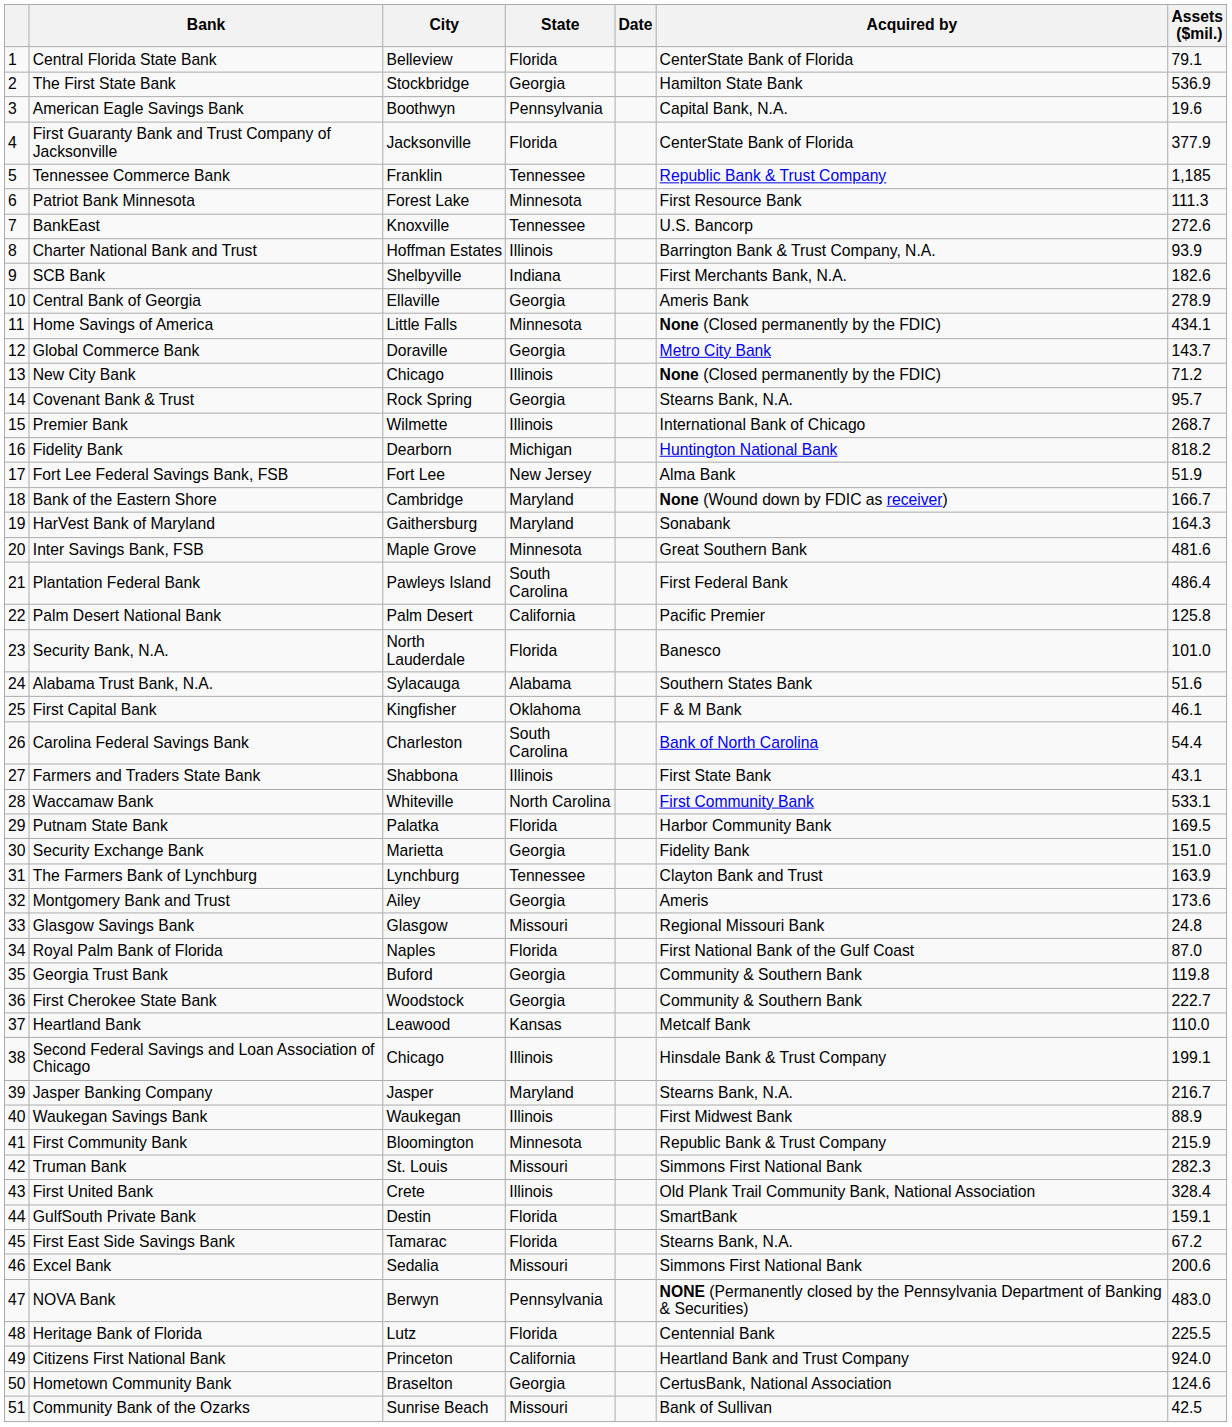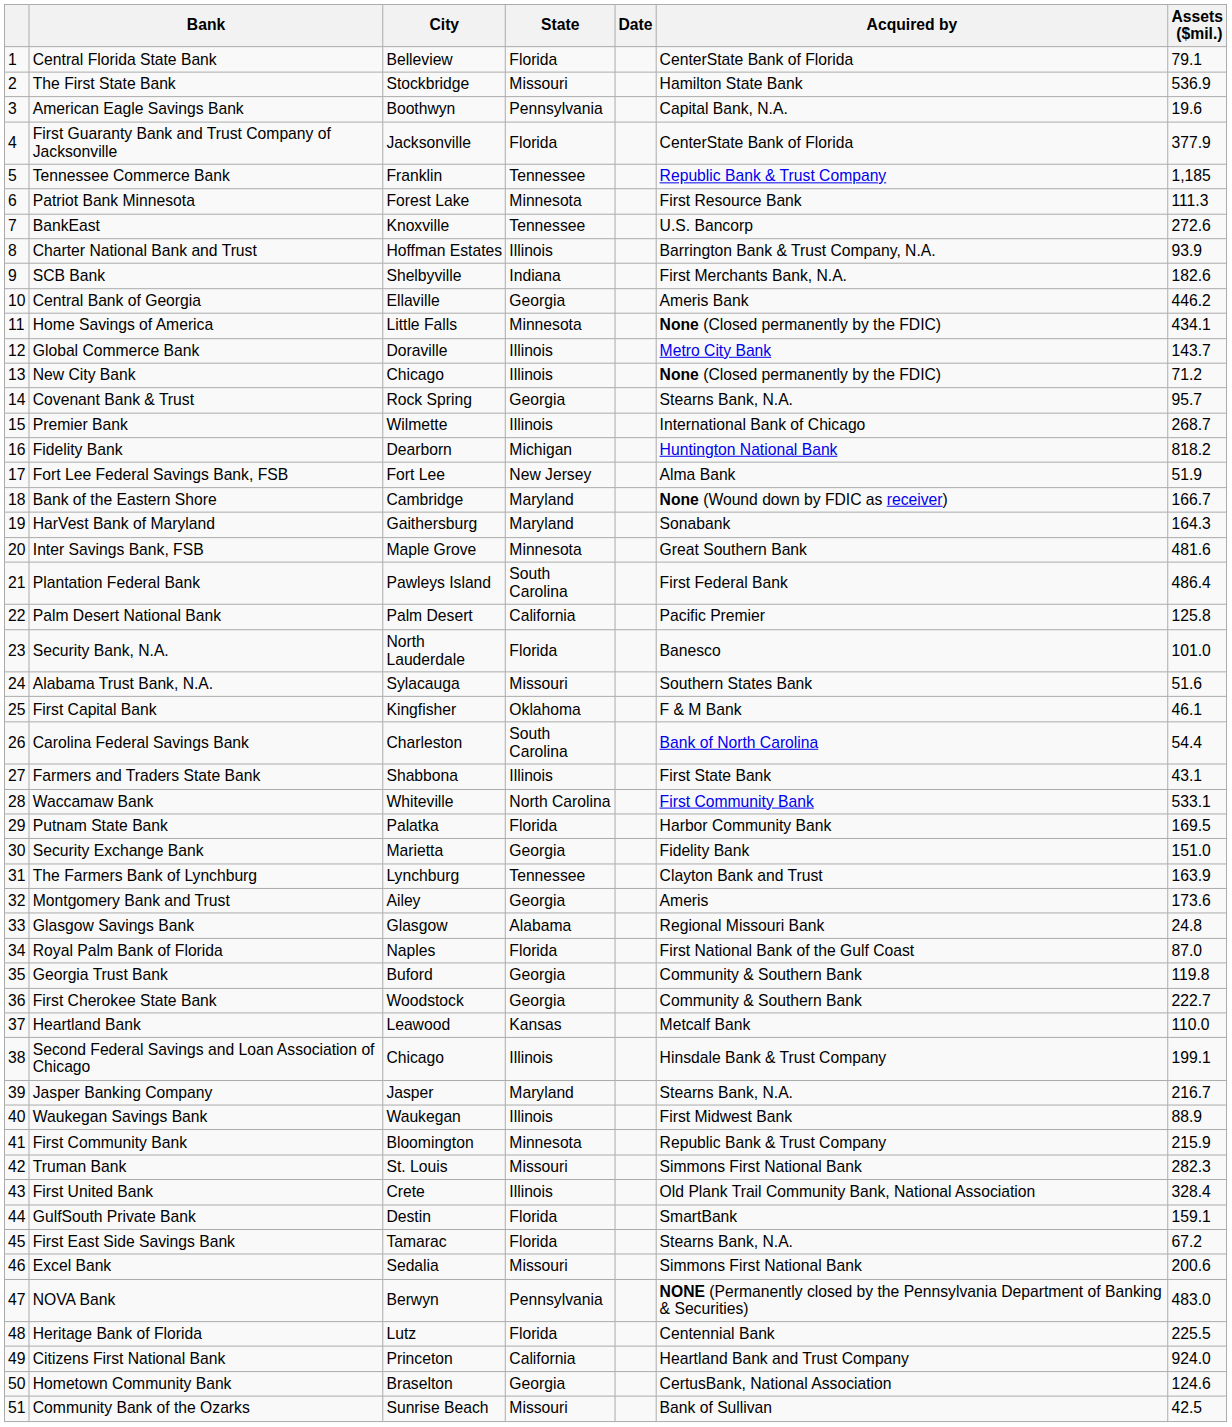(537, 84) Georgia -> (539, 84) Missouri
(1191, 300) 278.9 -> (1191, 300) 446.2
(537, 350) Georgia -> (531, 350) Illinois
(540, 684) Alabama -> (539, 684) Missouri
(539, 925) Missouri -> (540, 925) Alabama
